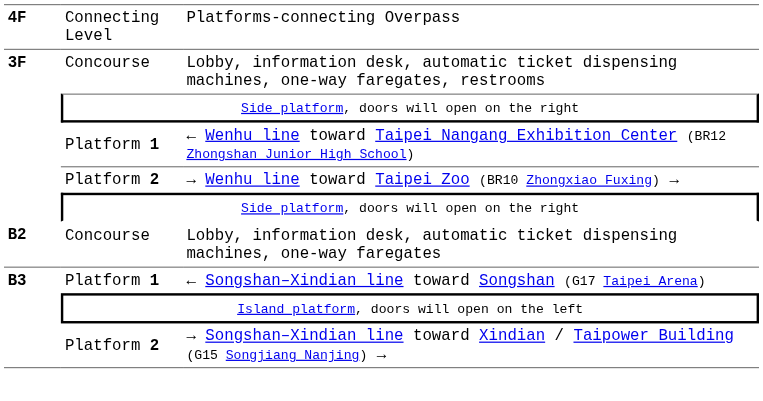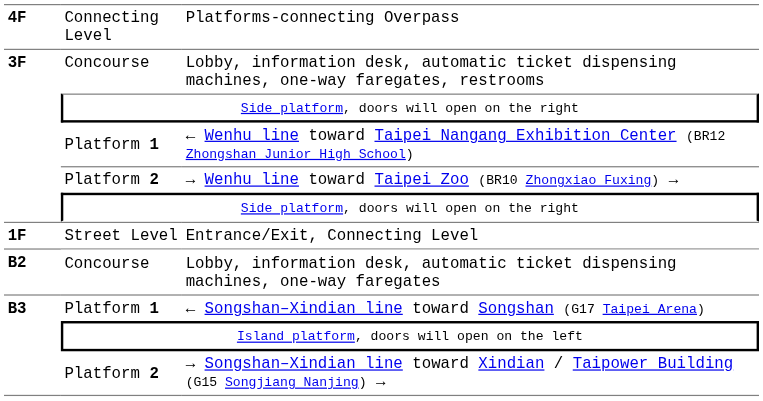+ row: (121, 236)
